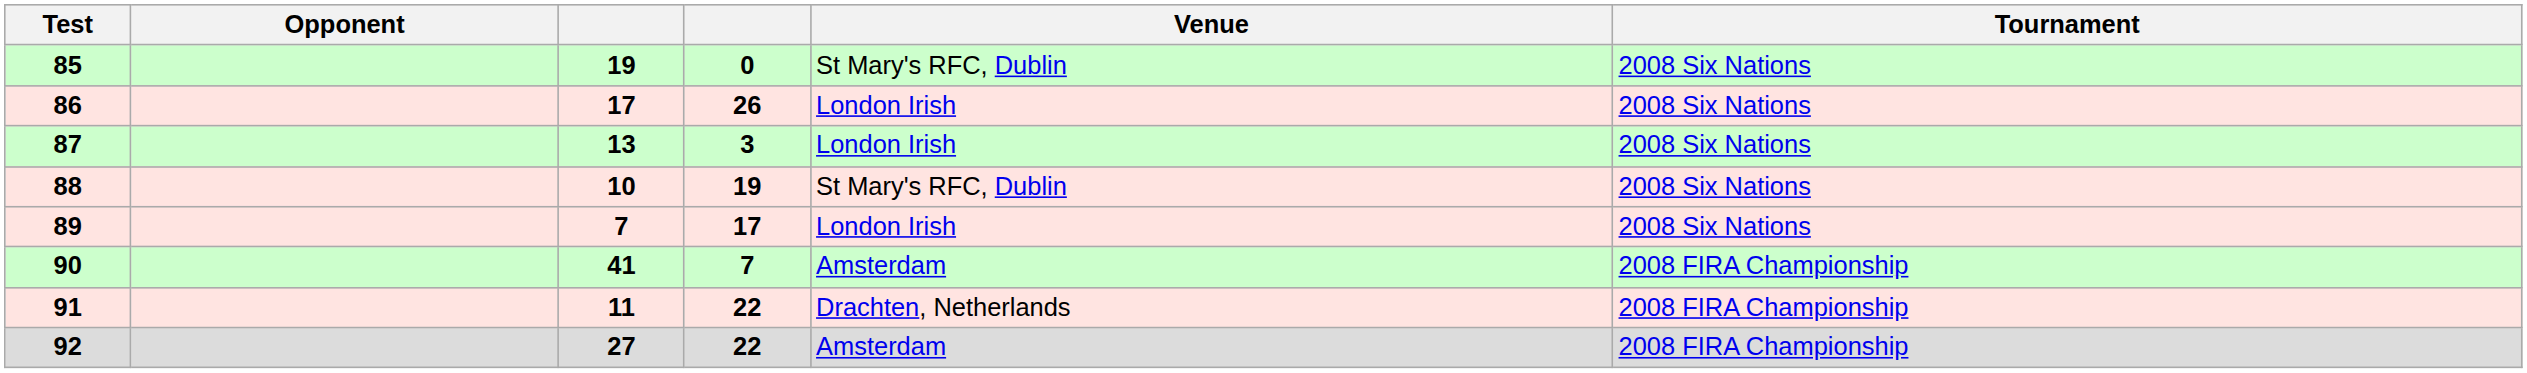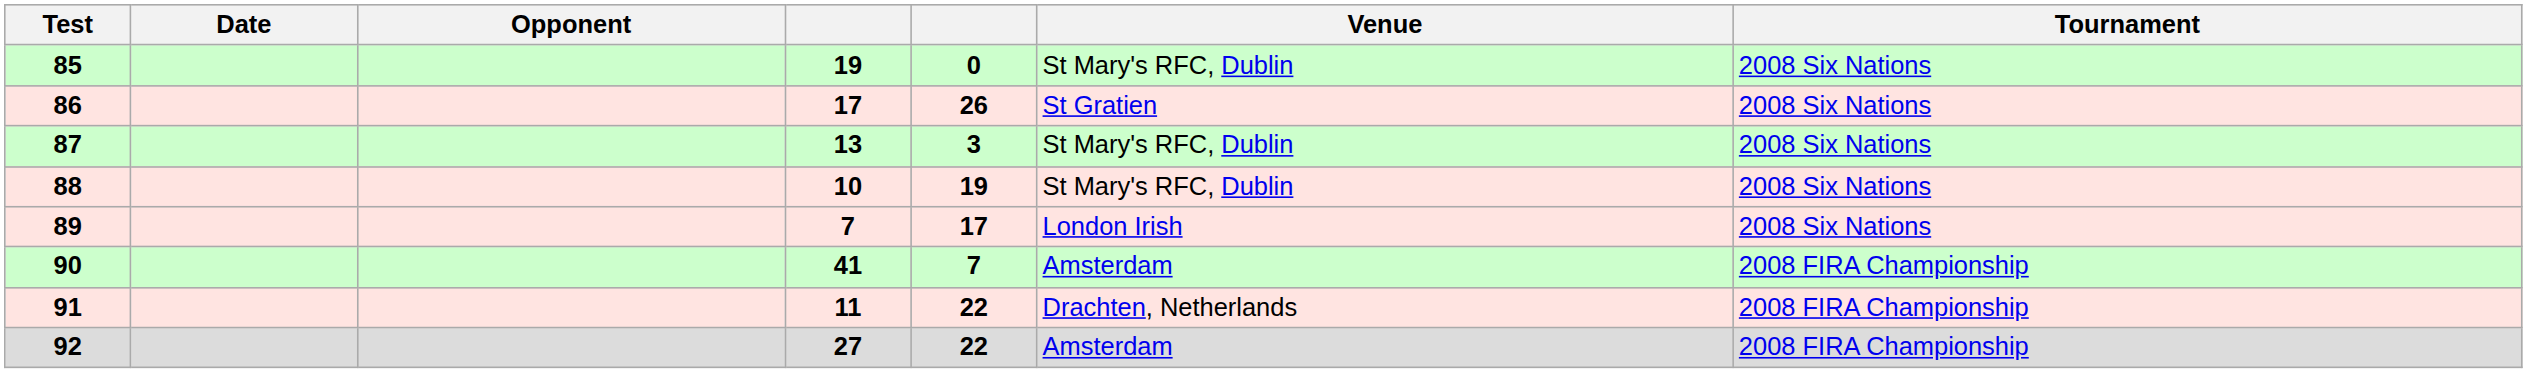+ column: (244, 24)
(886, 105) London Irish -> (1100, 105) St Gratien
(886, 145) London Irish -> (1168, 145) St Mary's RFC, Dublin
